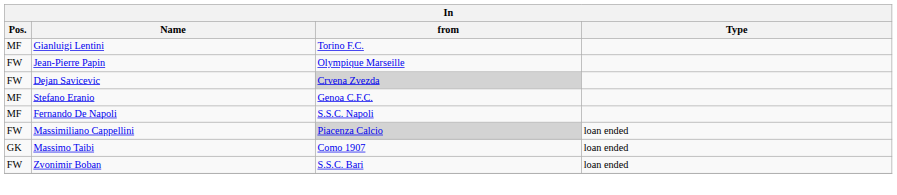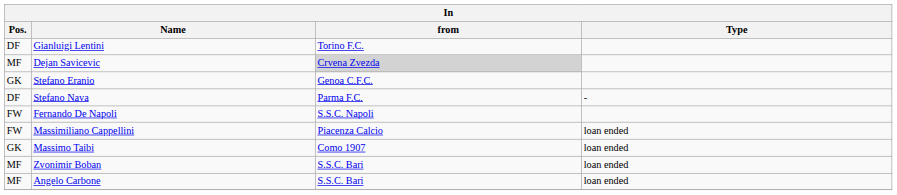(14, 47) MF -> (13, 47) DF
- row: (69, 63)
(14, 80) FW -> (14, 63) MF
(14, 97) MF -> (14, 80) GK
+ row: (61, 97)
(14, 114) MF -> (14, 114) FW
(350, 131) lightgrey background -> (350, 131) no background
(14, 165) FW -> (14, 165) MF
+ row: (67, 181)
